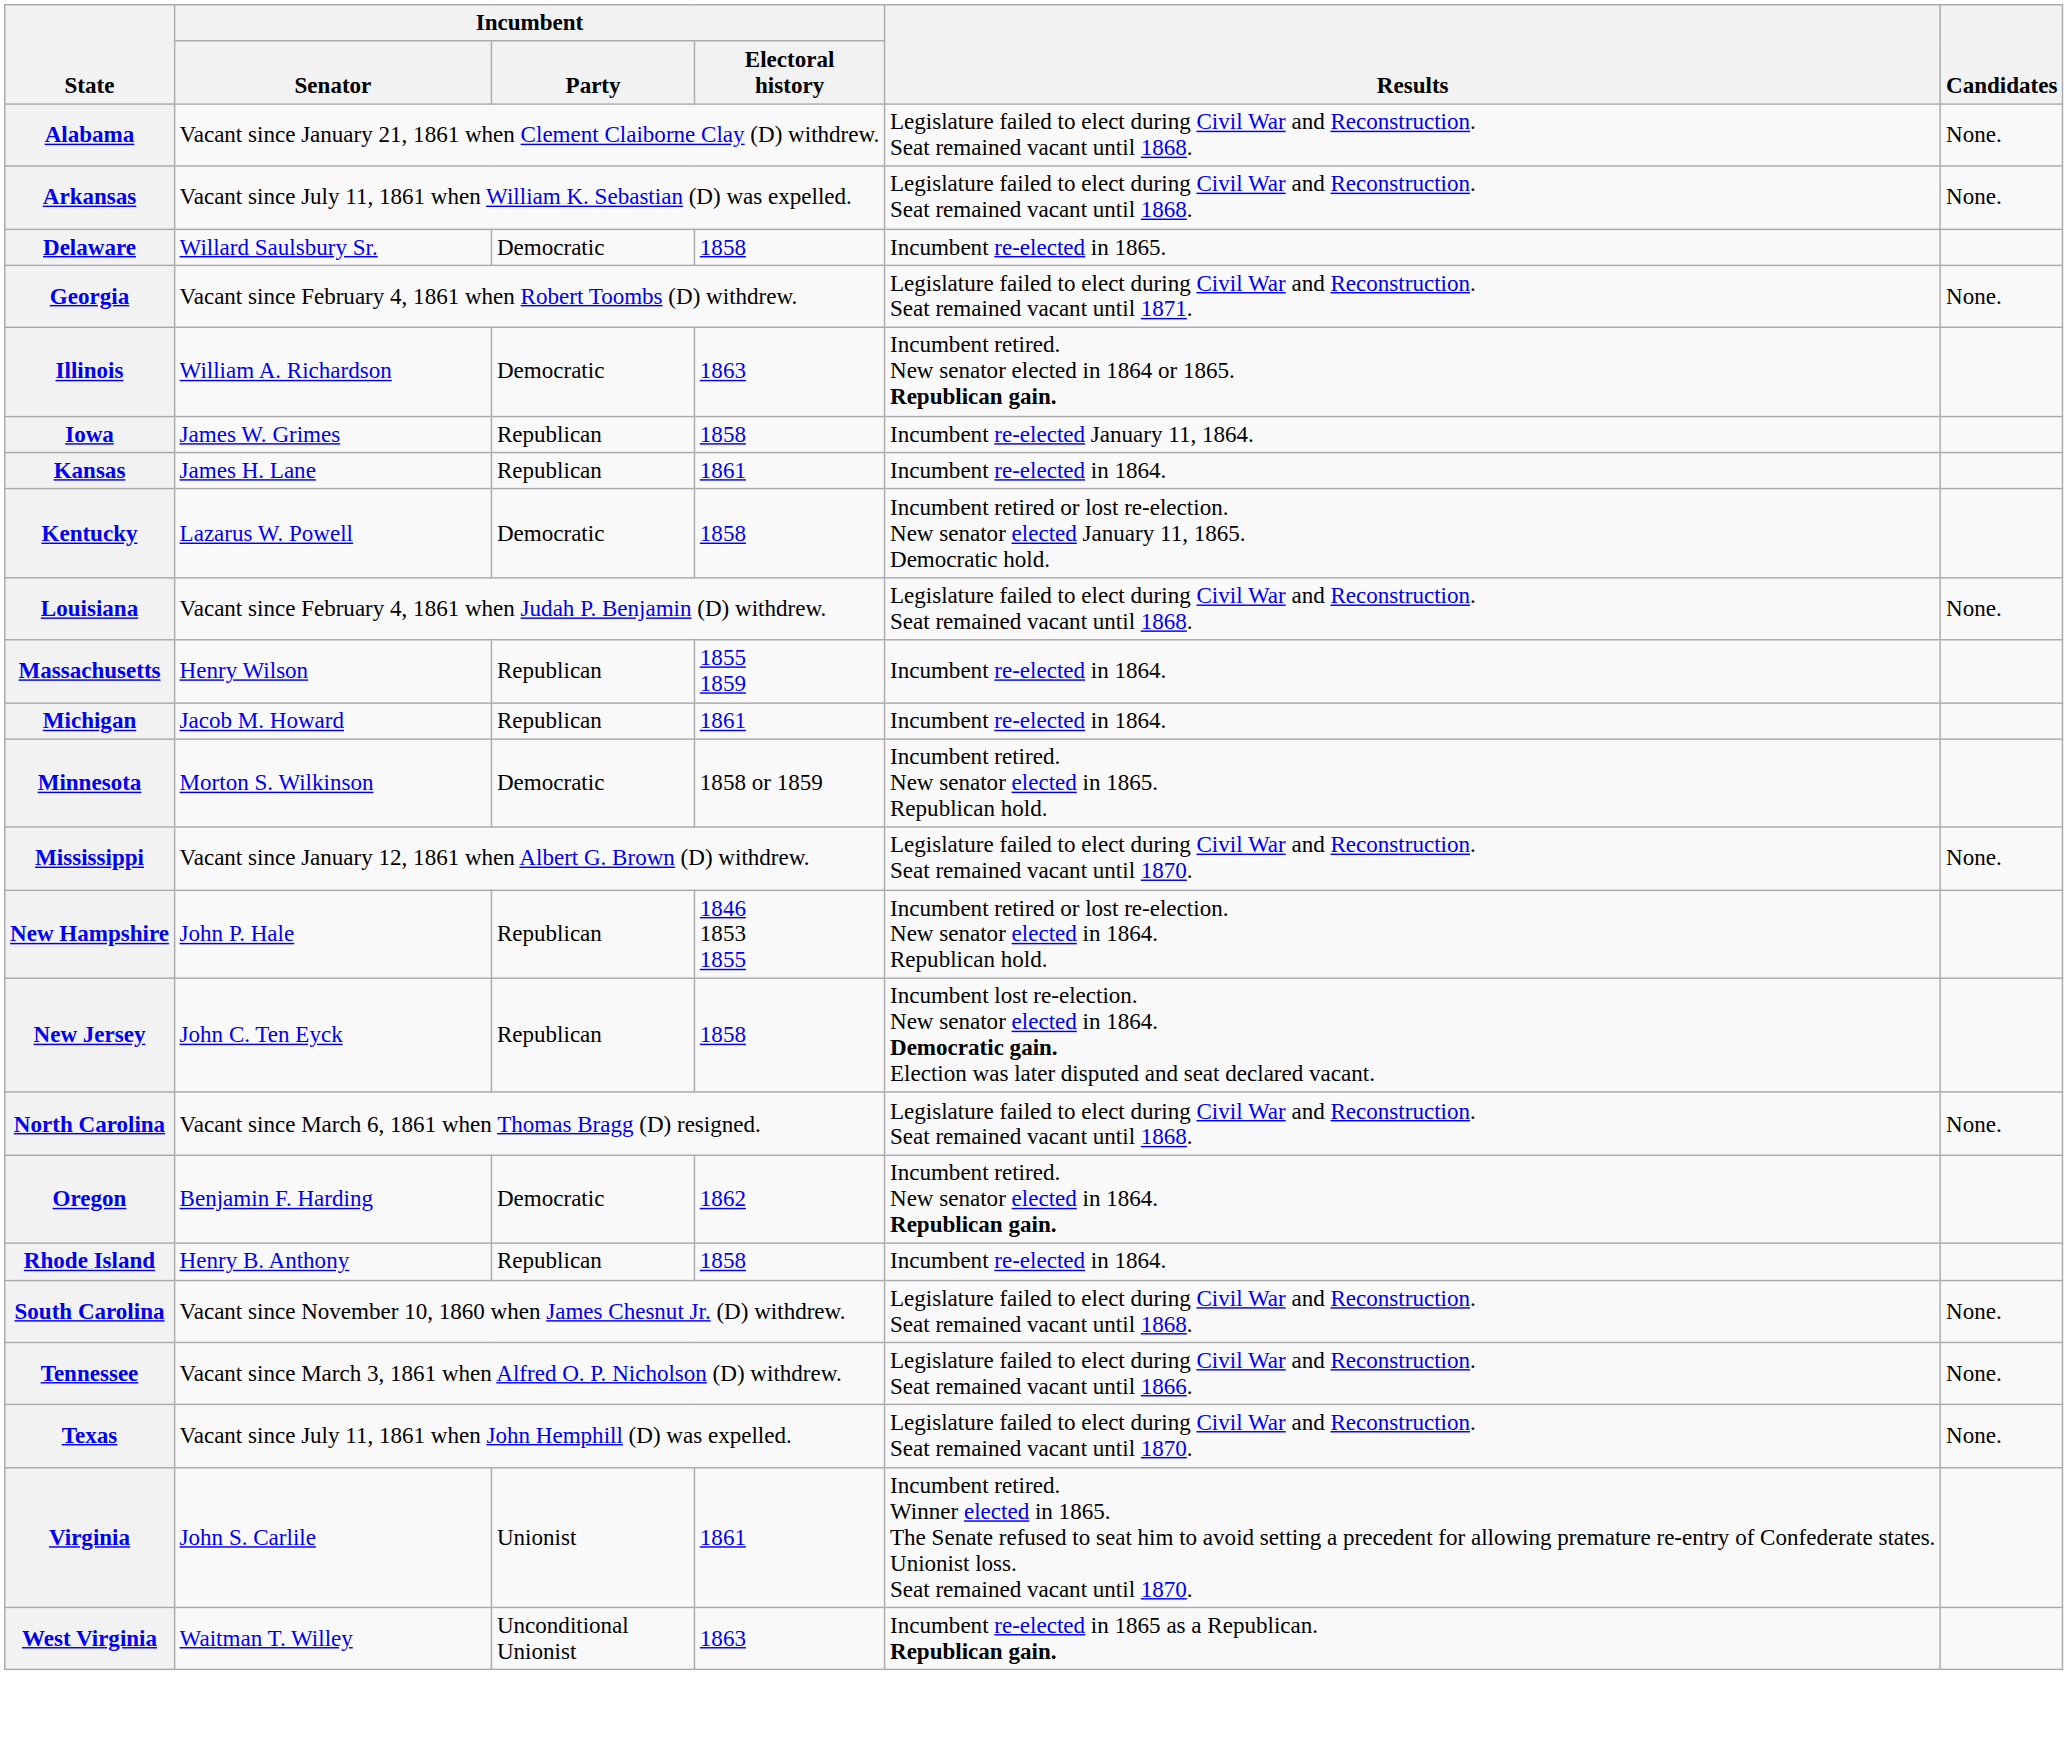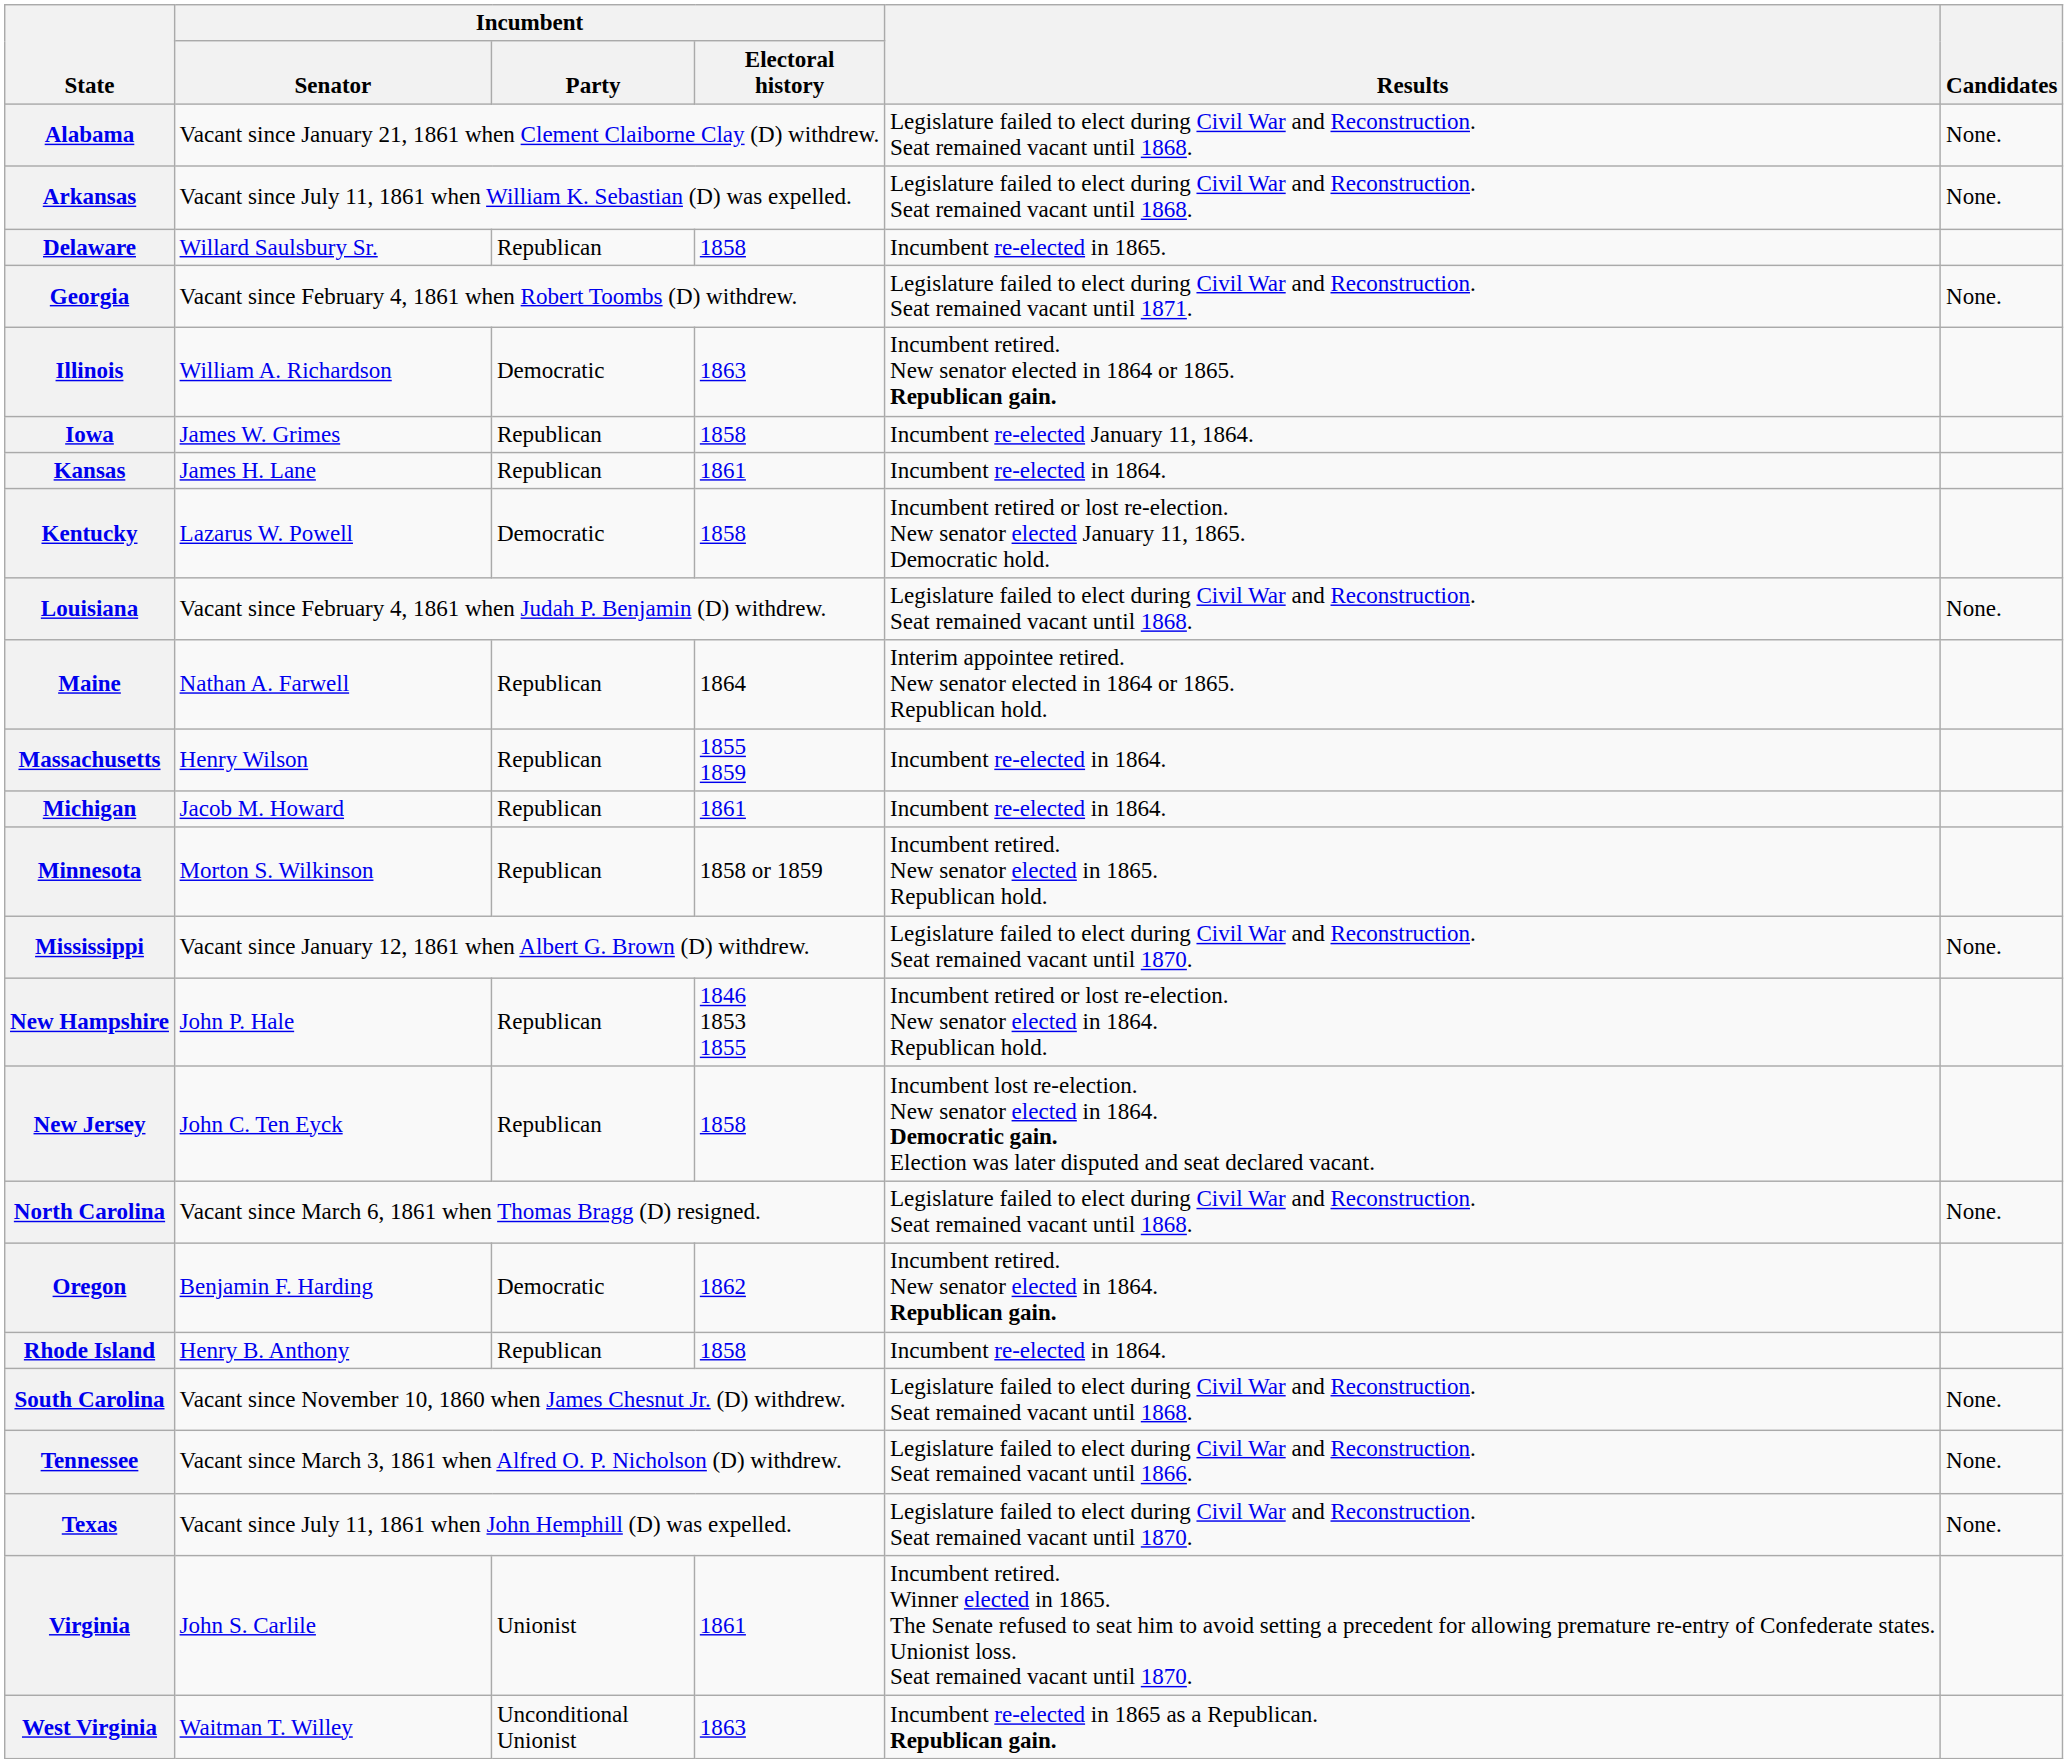(551, 246) Democratic -> (549, 246) Republican
+ row: (89, 683)
(551, 782) Democratic -> (549, 871) Republican
